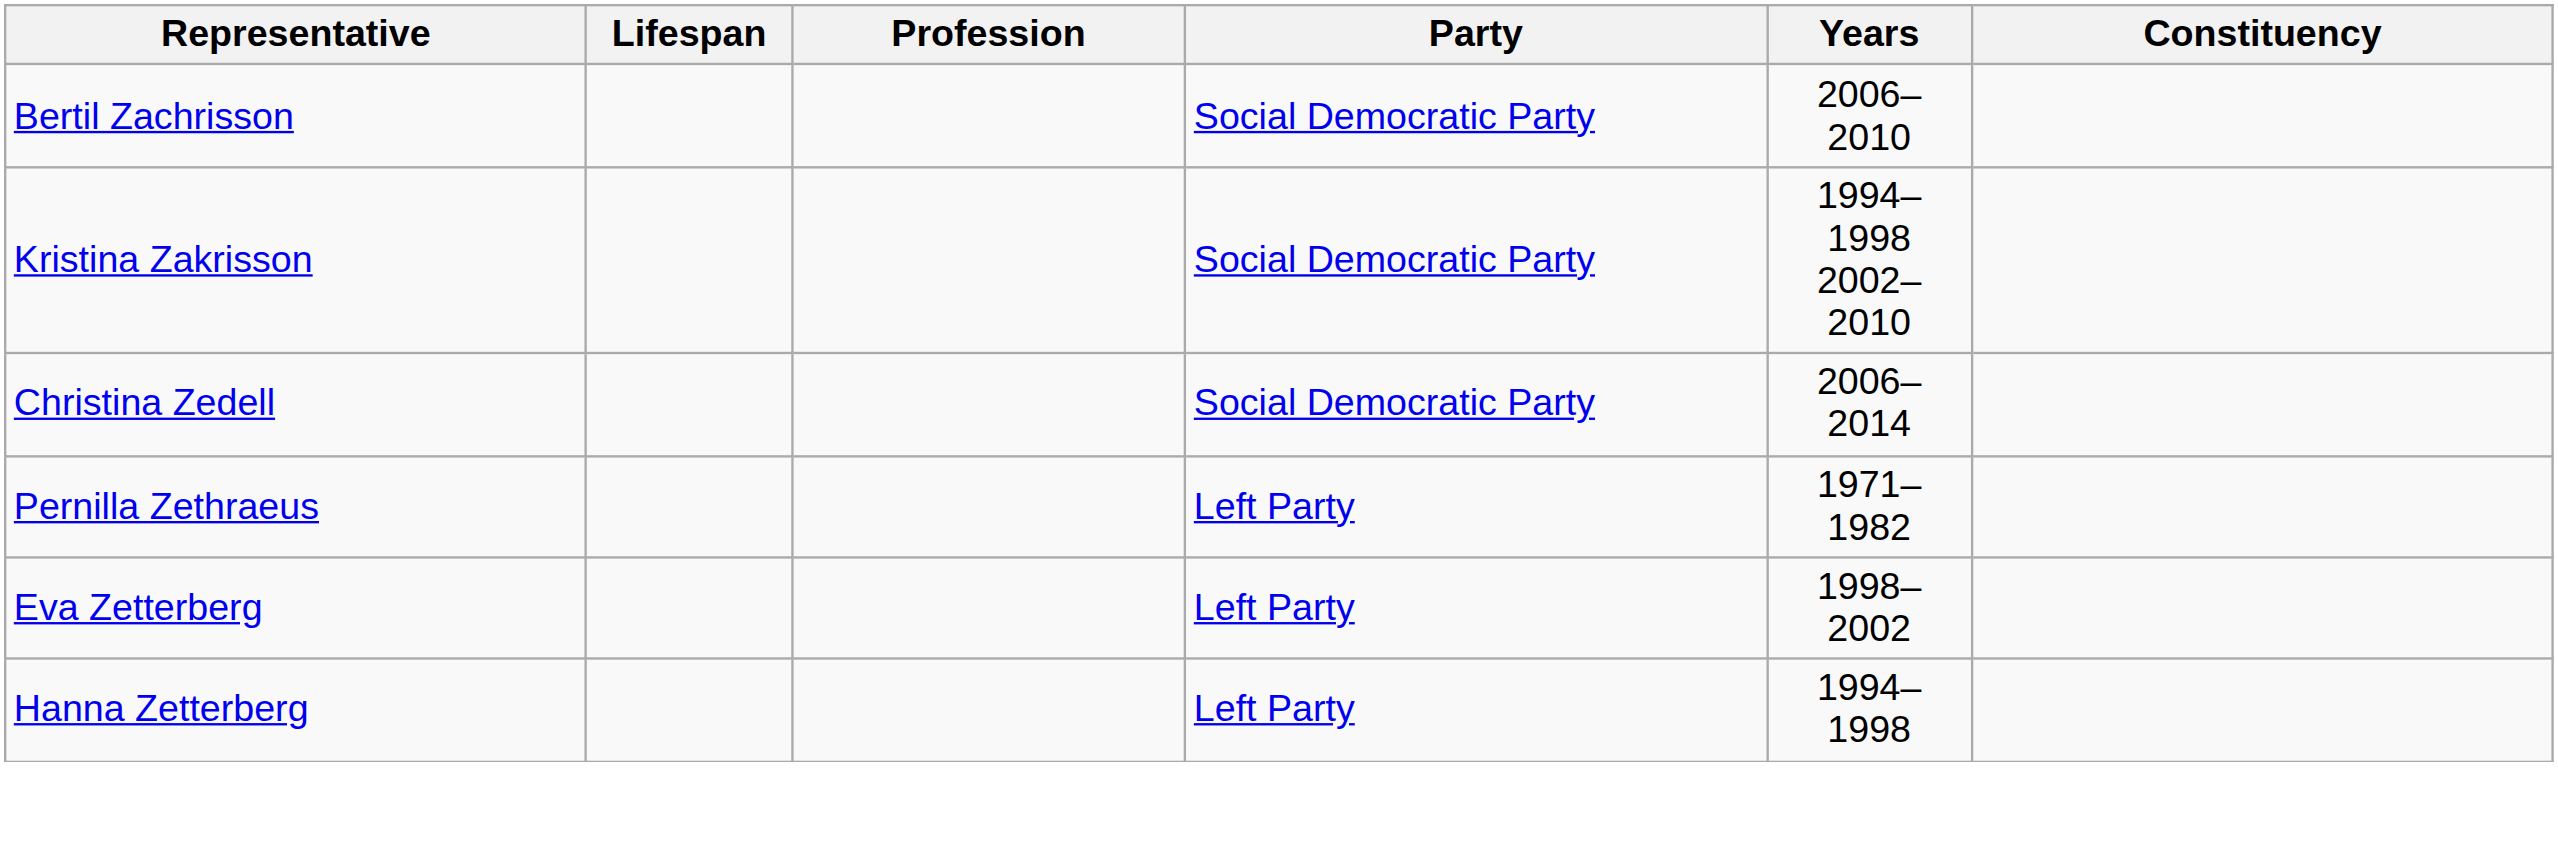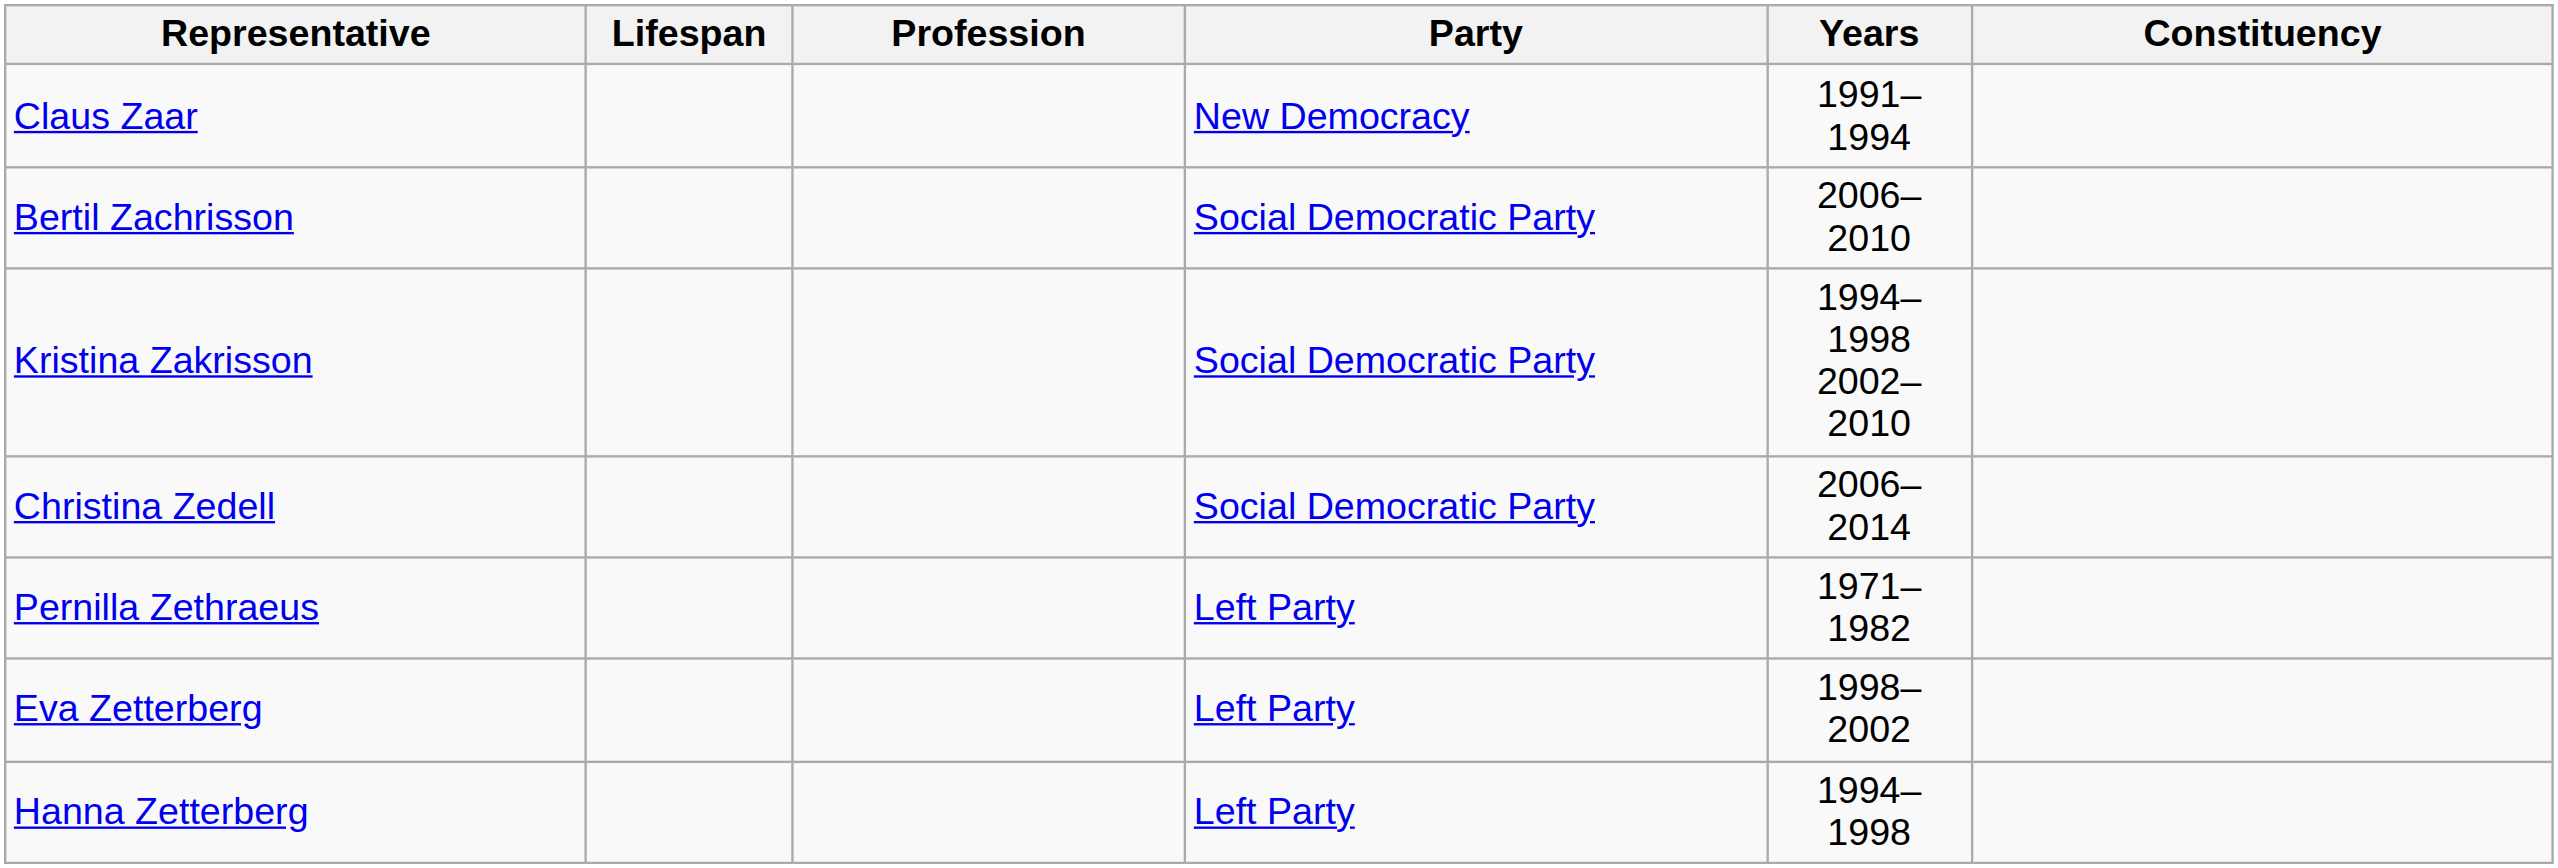+ row: (106, 115)
